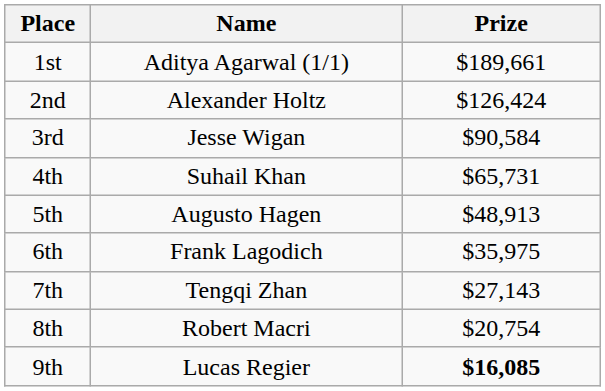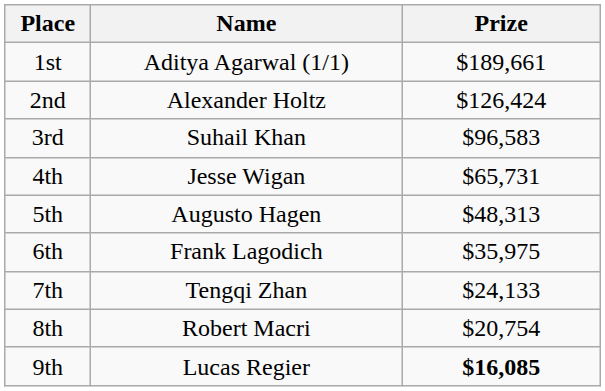(246, 137) Jesse Wigan -> (246, 137) Suhail Khan
(501, 137) $90,584 -> (501, 137) $96,583
(246, 175) Suhail Khan -> (246, 175) Jesse Wigan
(501, 213) $48,913 -> (501, 213) $48,313
(501, 289) $27,143 -> (501, 289) $24,133
